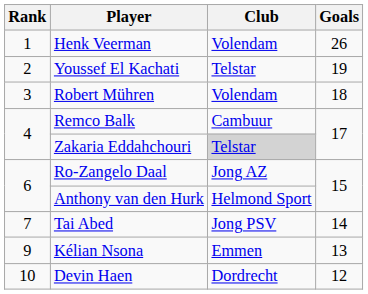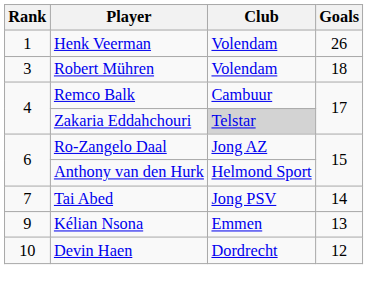- row: (117, 69)
